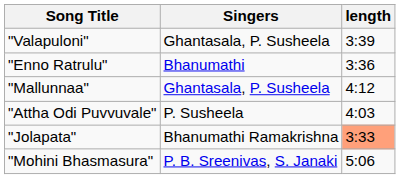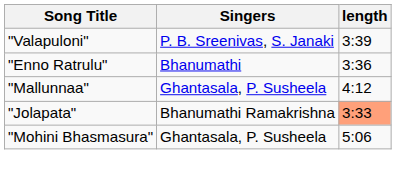(247, 40) Ghantasala, P. Susheela -> (247, 40) P. B. Sreenivas, S. Janaki
- row: (82, 112)
(250, 161) P. B. Sreenivas, S. Janaki -> (243, 137) Ghantasala, P. Susheela
